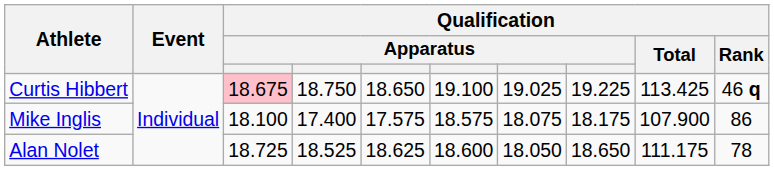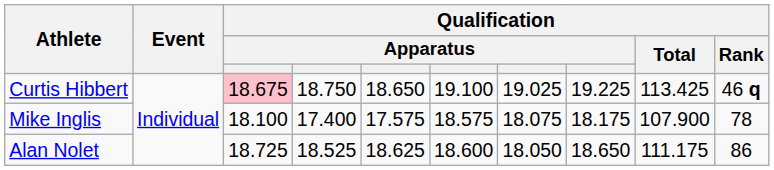(741, 120) 86 -> (741, 120) 78
(741, 150) 78 -> (741, 150) 86
